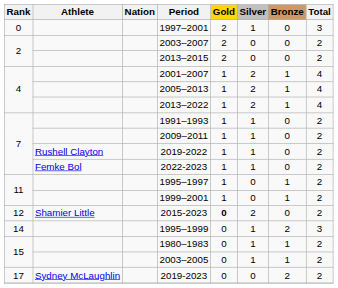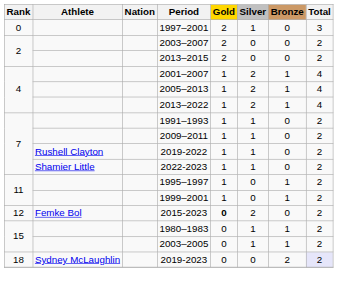(58, 167) Femke Bol -> (65, 167) Shamier Little
(65, 213) Shamier Little -> (58, 213) Femke Bol
- row: (184, 228)
(18, 275) 17 -> (18, 259) 18
(320, 275) no background -> (320, 259) lavender background
